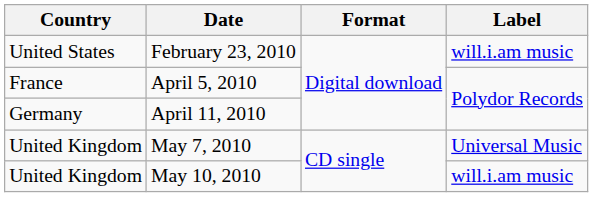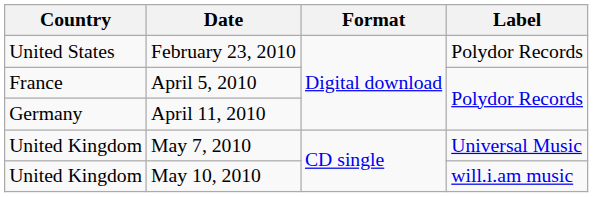(512, 51) will.i.am music -> (517, 51) Polydor Records
